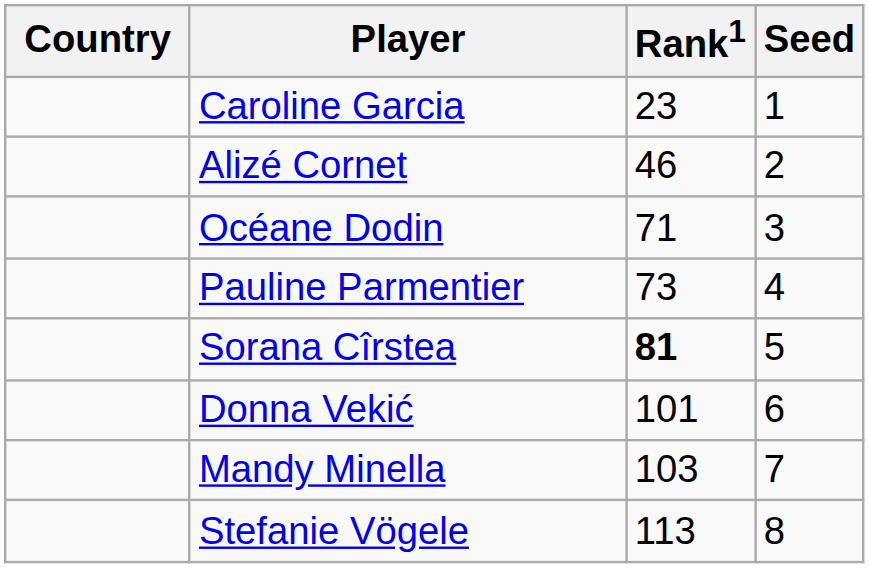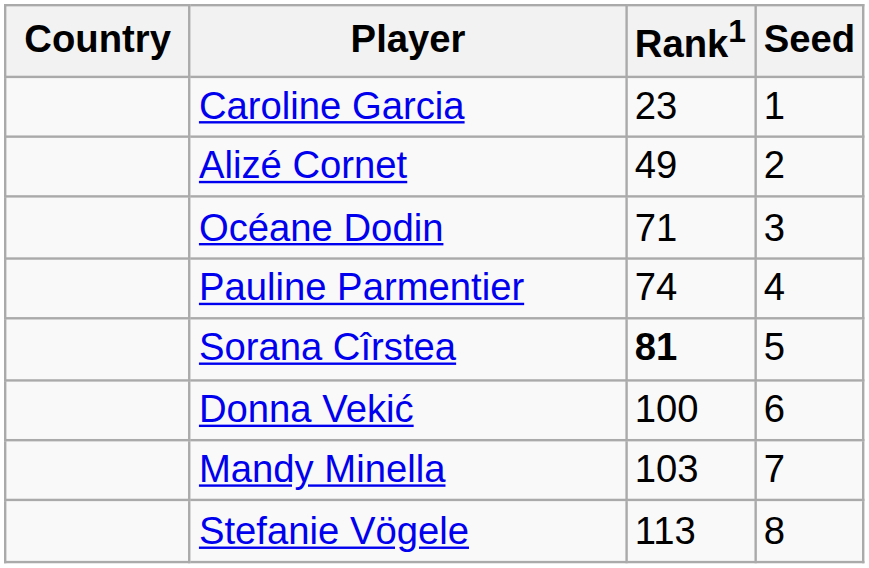(656, 166) 46 -> (656, 166) 49
(656, 287) 73 -> (656, 287) 74
(667, 409) 101 -> (667, 409) 100
